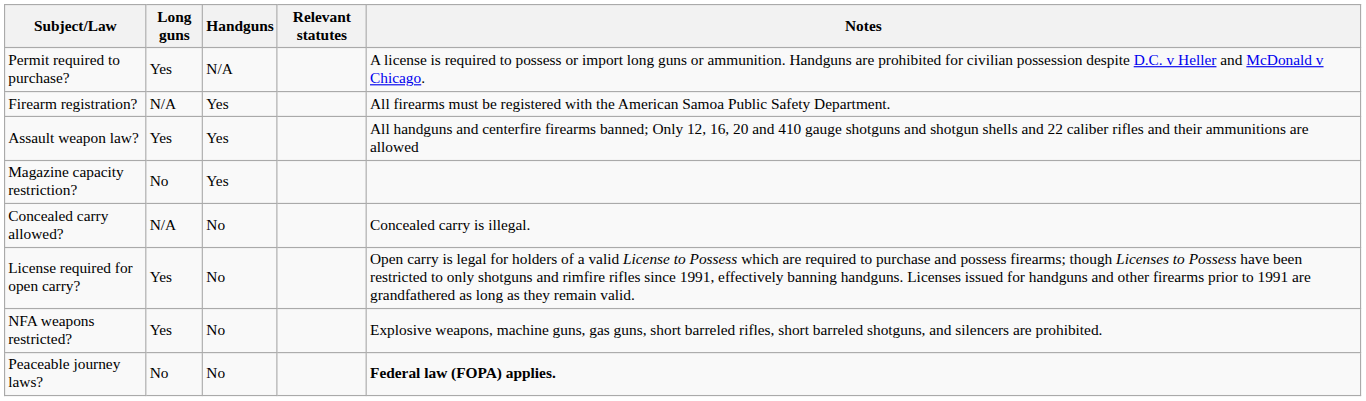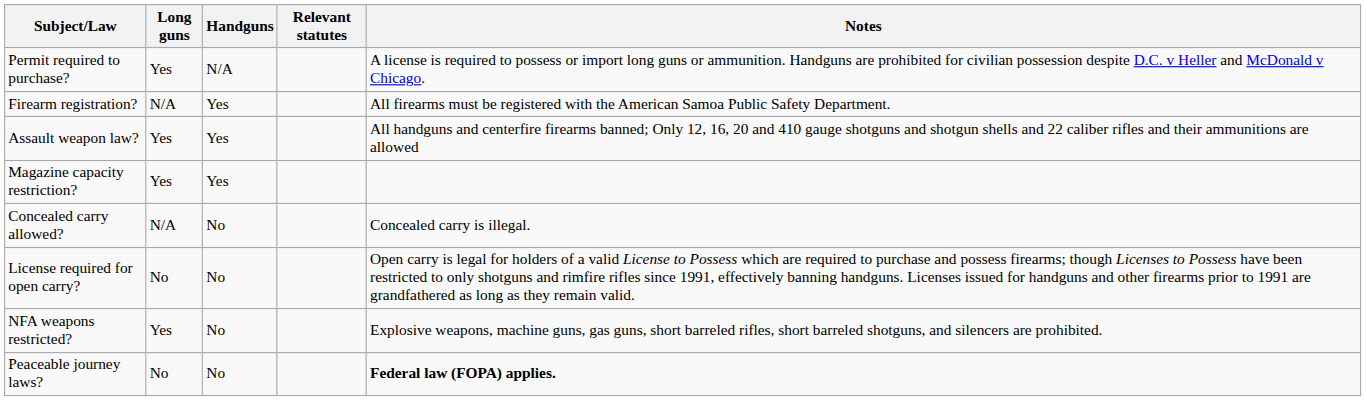(159, 181) No -> (161, 181) Yes
(161, 277) Yes -> (159, 277) No
